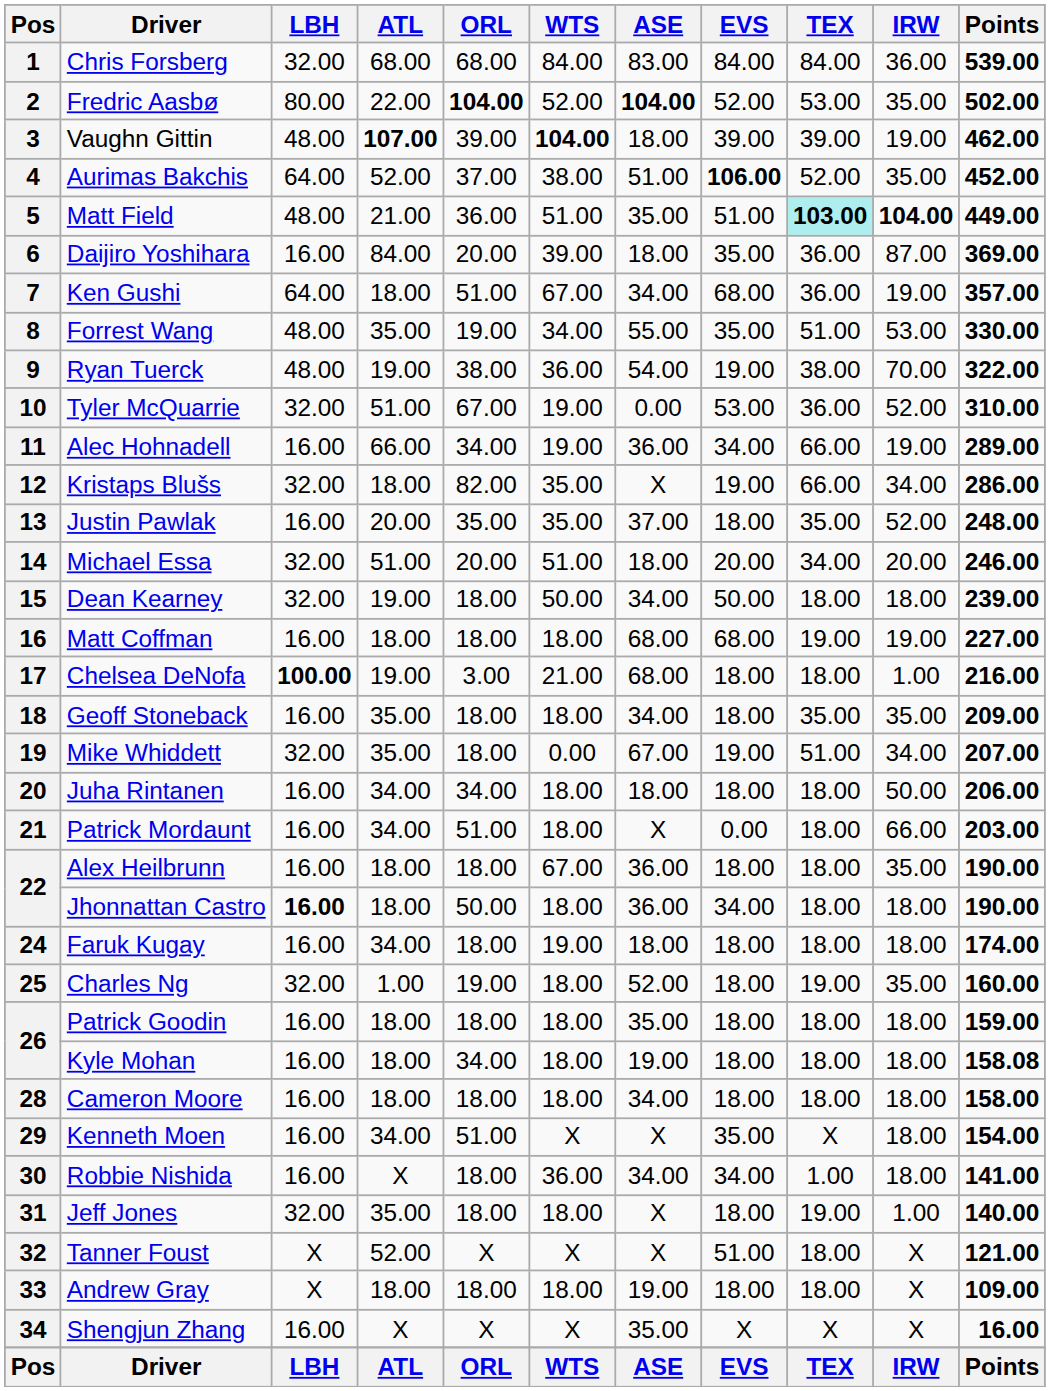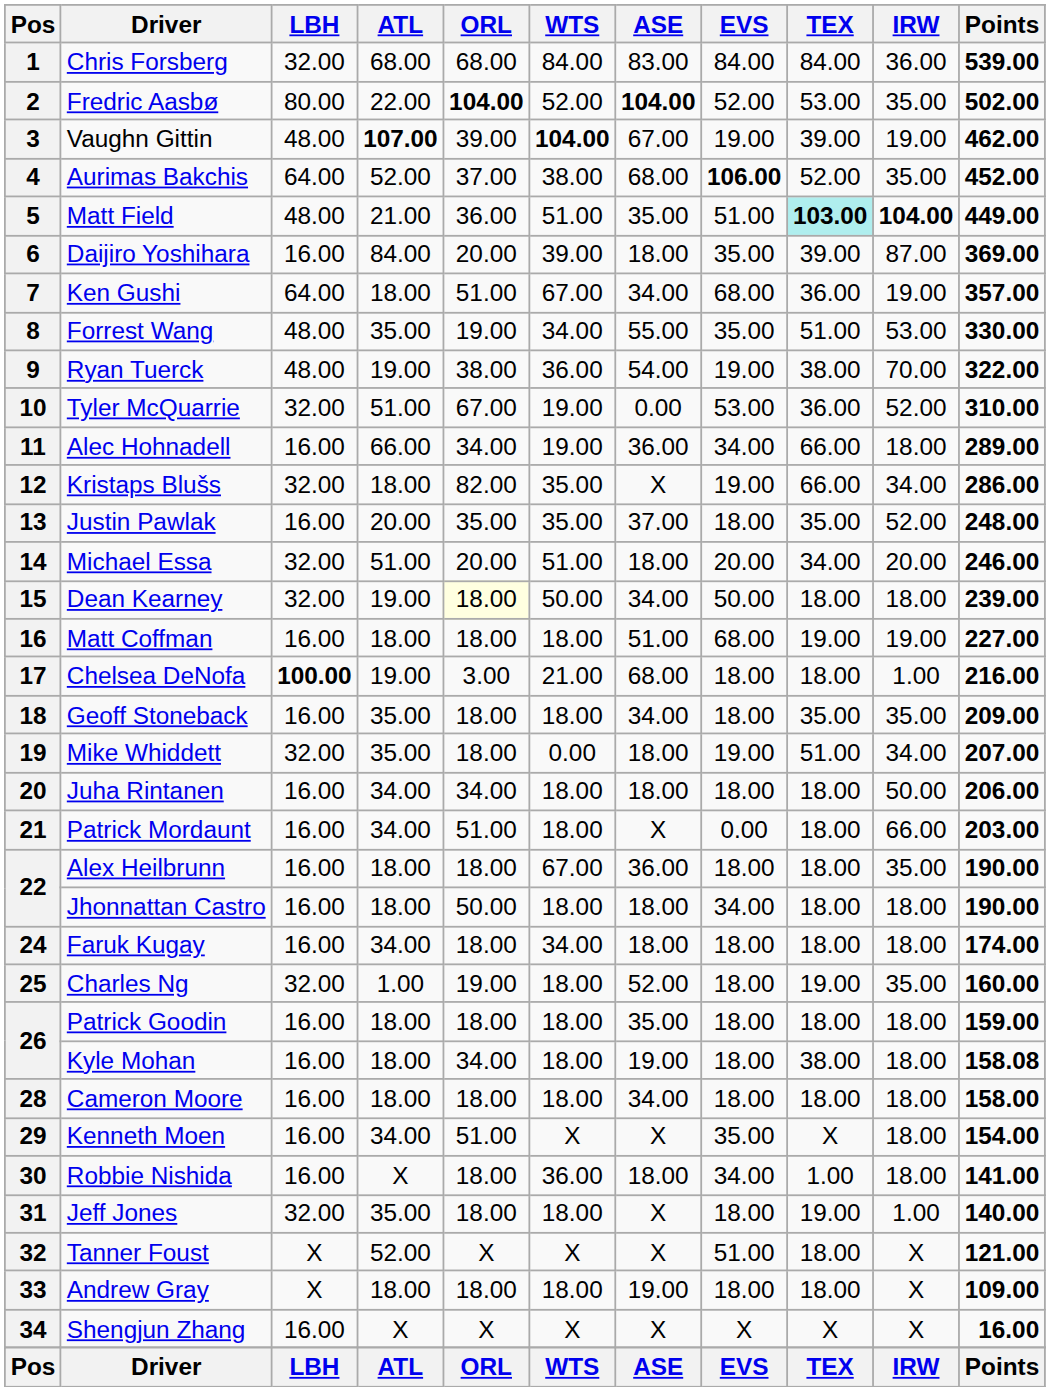(658, 139) 18.00 -> (658, 139) 67.00
(744, 139) 39.00 -> (744, 139) 19.00
(658, 177) 51.00 -> (658, 177) 68.00
(830, 254) 36.00 -> (830, 254) 39.00
(916, 446) 19.00 -> (916, 446) 18.00
(486, 599) no background -> (486, 599) lightyellow background
(658, 638) 68.00 -> (658, 638) 51.00
(658, 753) 67.00 -> (658, 753) 18.00
(314, 906) bold -> (314, 906) normal
(658, 906) 36.00 -> (658, 906) 18.00
(572, 945) 19.00 -> (572, 945) 34.00
(830, 1060) 18.00 -> (830, 1060) 38.00
(658, 1175) 34.00 -> (658, 1175) 18.00
(658, 1328) 35.00 -> (658, 1328) X
